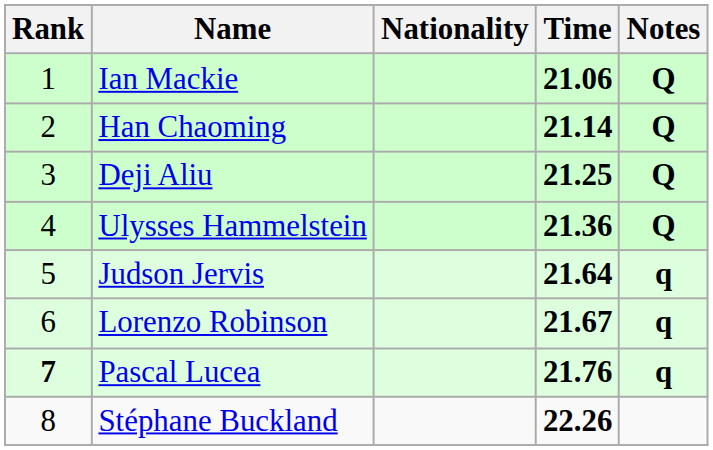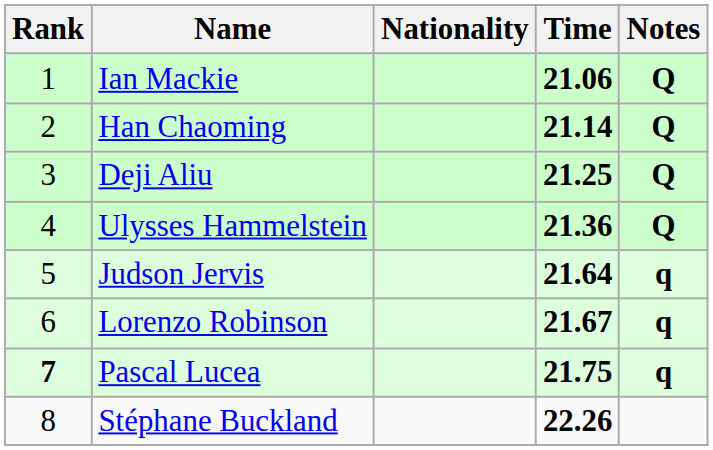(578, 371) 21.76 -> (578, 371) 21.75
